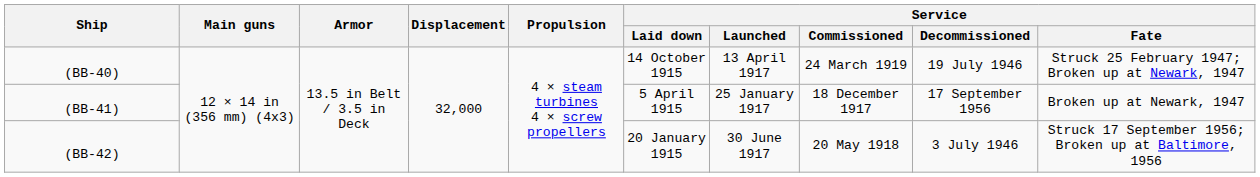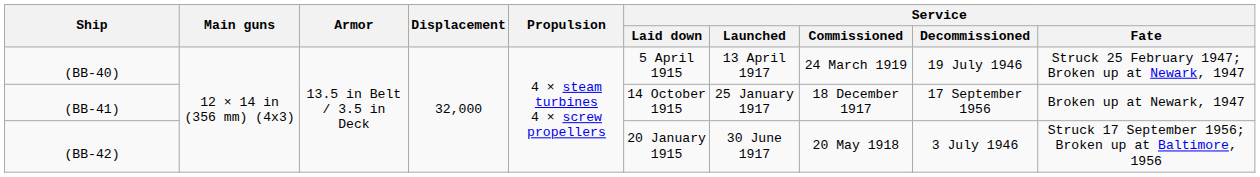(667, 66) 14 October 1915 -> (667, 66) 5 April 1915
(667, 102) 5 April 1915 -> (667, 102) 14 October 1915
